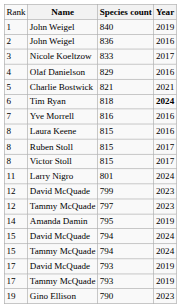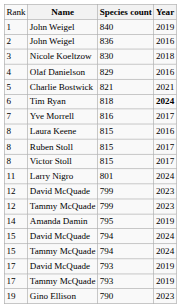(106, 57) 833 -> (106, 57) 830
(165, 57) 2017 -> (165, 57) 2018
(165, 117) 2016 -> (165, 117) 2017
(106, 206) 797 -> (106, 206) 799
